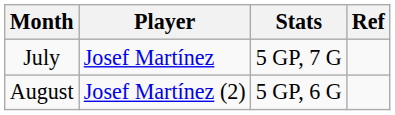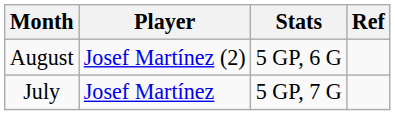rows swapped: (42, 57) <-> (42, 92)
